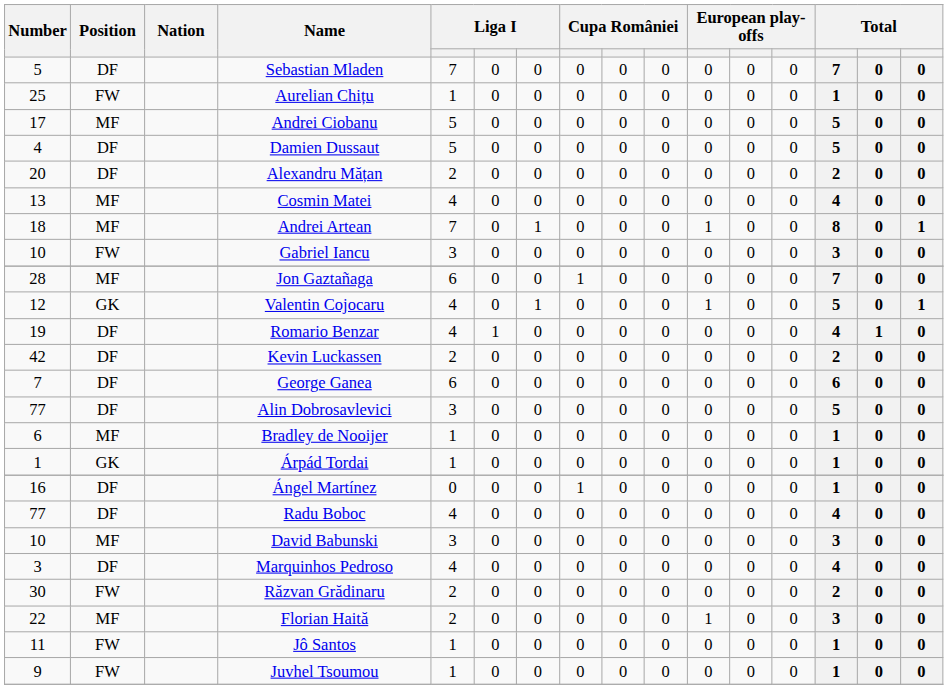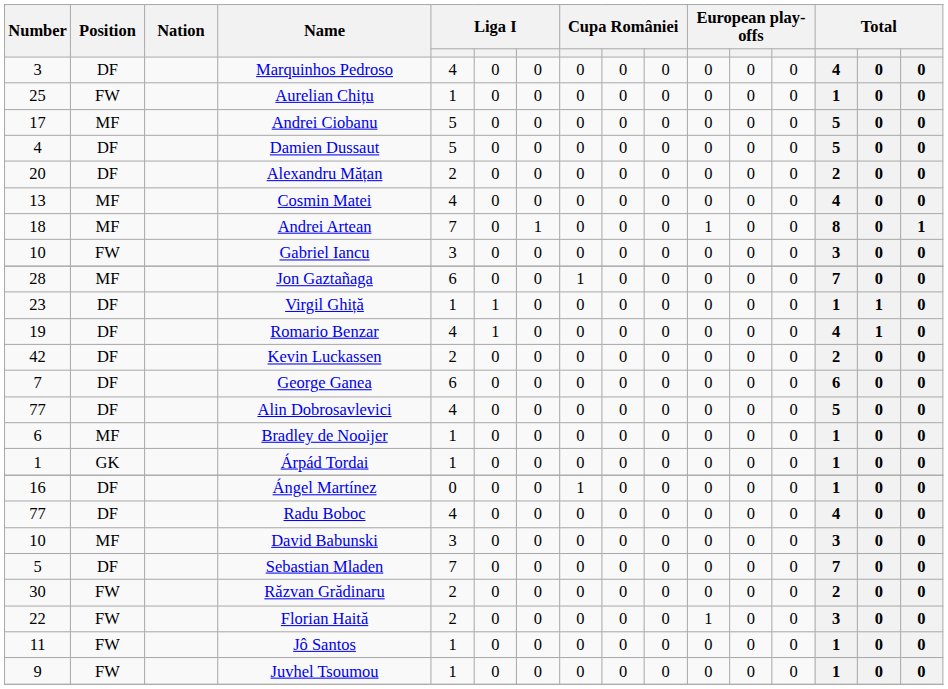rows swapped: (325, 69) <-> (325, 566)
+ row: (325, 305)
- row: (325, 305)
(453, 409) 3 -> (453, 409) 4
(107, 618) MF -> (107, 618) FW
